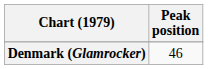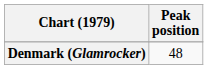(176, 53) 46 -> (176, 53) 48
